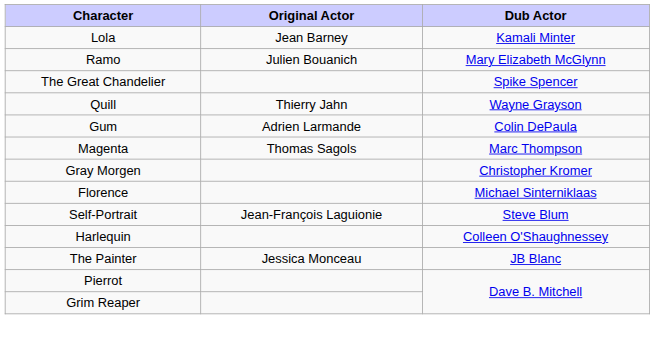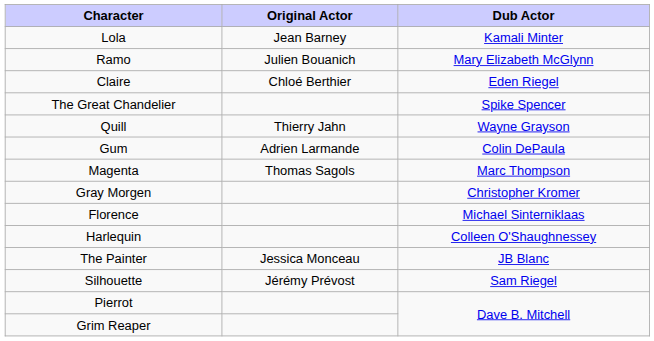+ row: (114, 82)
- row: (103, 214)
+ row: (114, 281)
